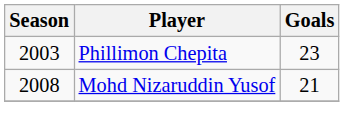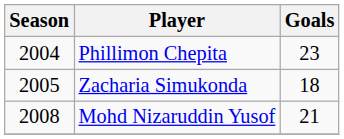(39, 52) 2003 -> (39, 52) 2004
+ row: (163, 85)
